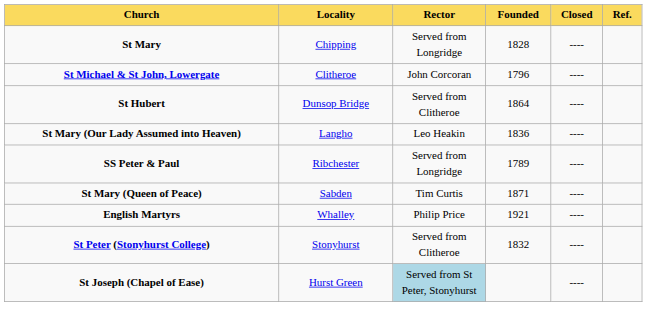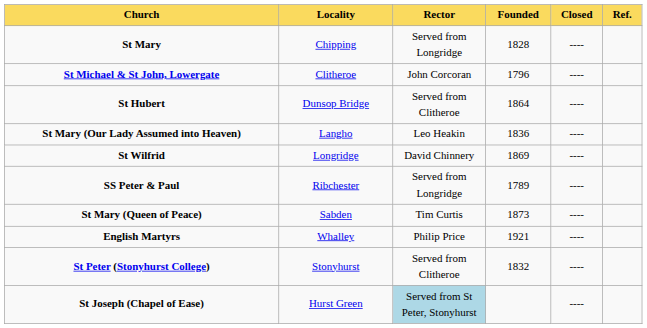+ row: (142, 155)
(518, 193) 1871 -> (518, 215) 1873
